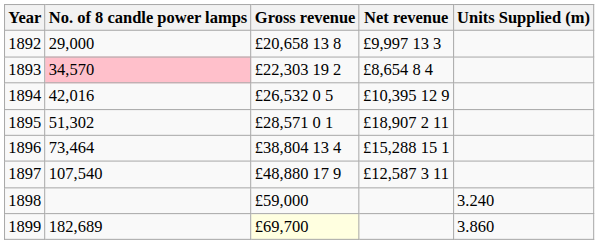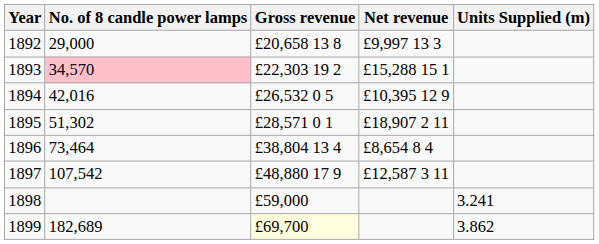(398, 69) £8,654 8 4 -> (406, 69) £15,288 15 1
(406, 148) £15,288 15 1 -> (398, 148) £8,654 8 4
(76, 174) 107,540 -> (76, 174) 107,542
(476, 200) 3.240 -> (476, 200) 3.241
(476, 226) 3.860 -> (476, 226) 3.862
